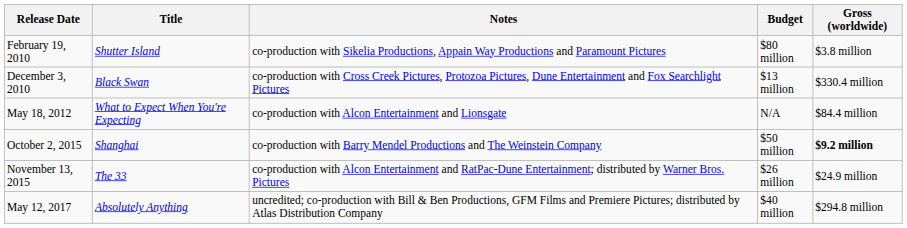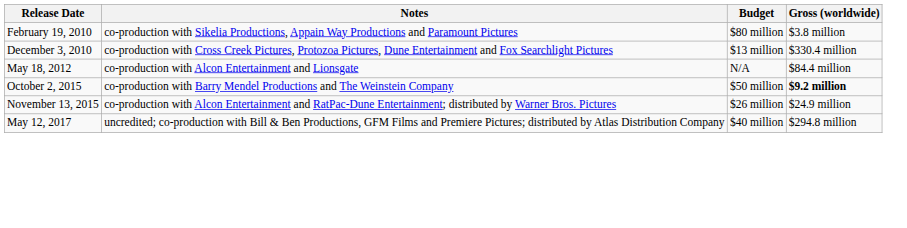- column: (171, 20)
